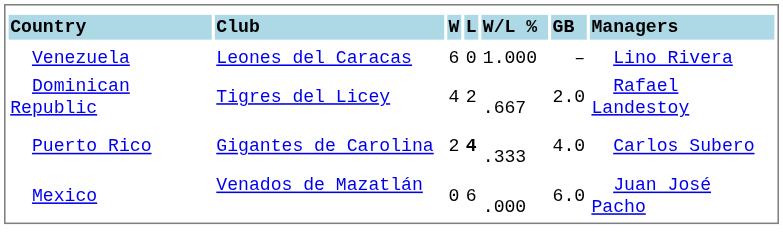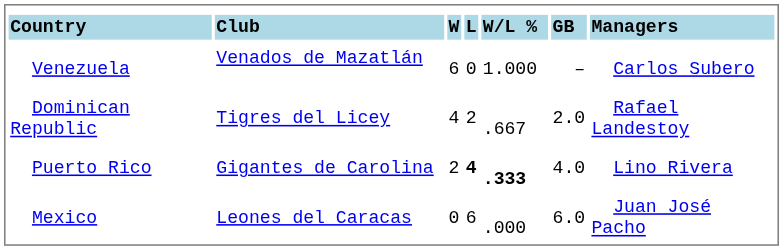(314, 58) Leones del Caracas -> (320, 69) Venados de Mazatlán
(662, 58) Lino Rivera -> (673, 69) Carlos Subero
(505, 147) normal -> (505, 168) bold
(673, 147) Carlos Subero -> (662, 168) Lino Rivera
(320, 196) Venados de Mazatlán -> (314, 218) Leones del Caracas
